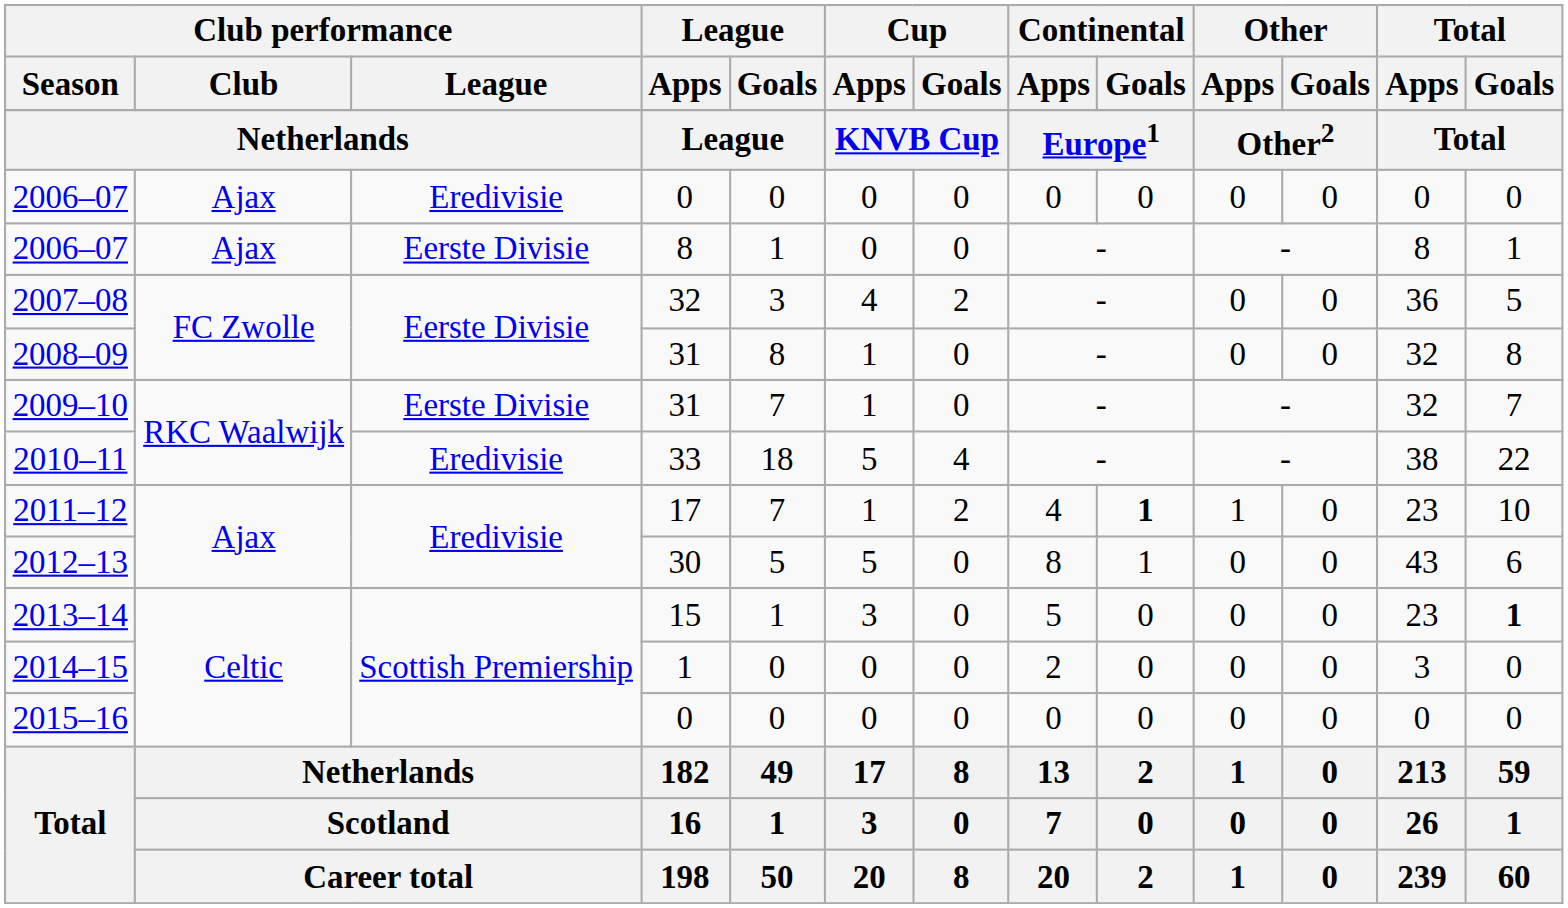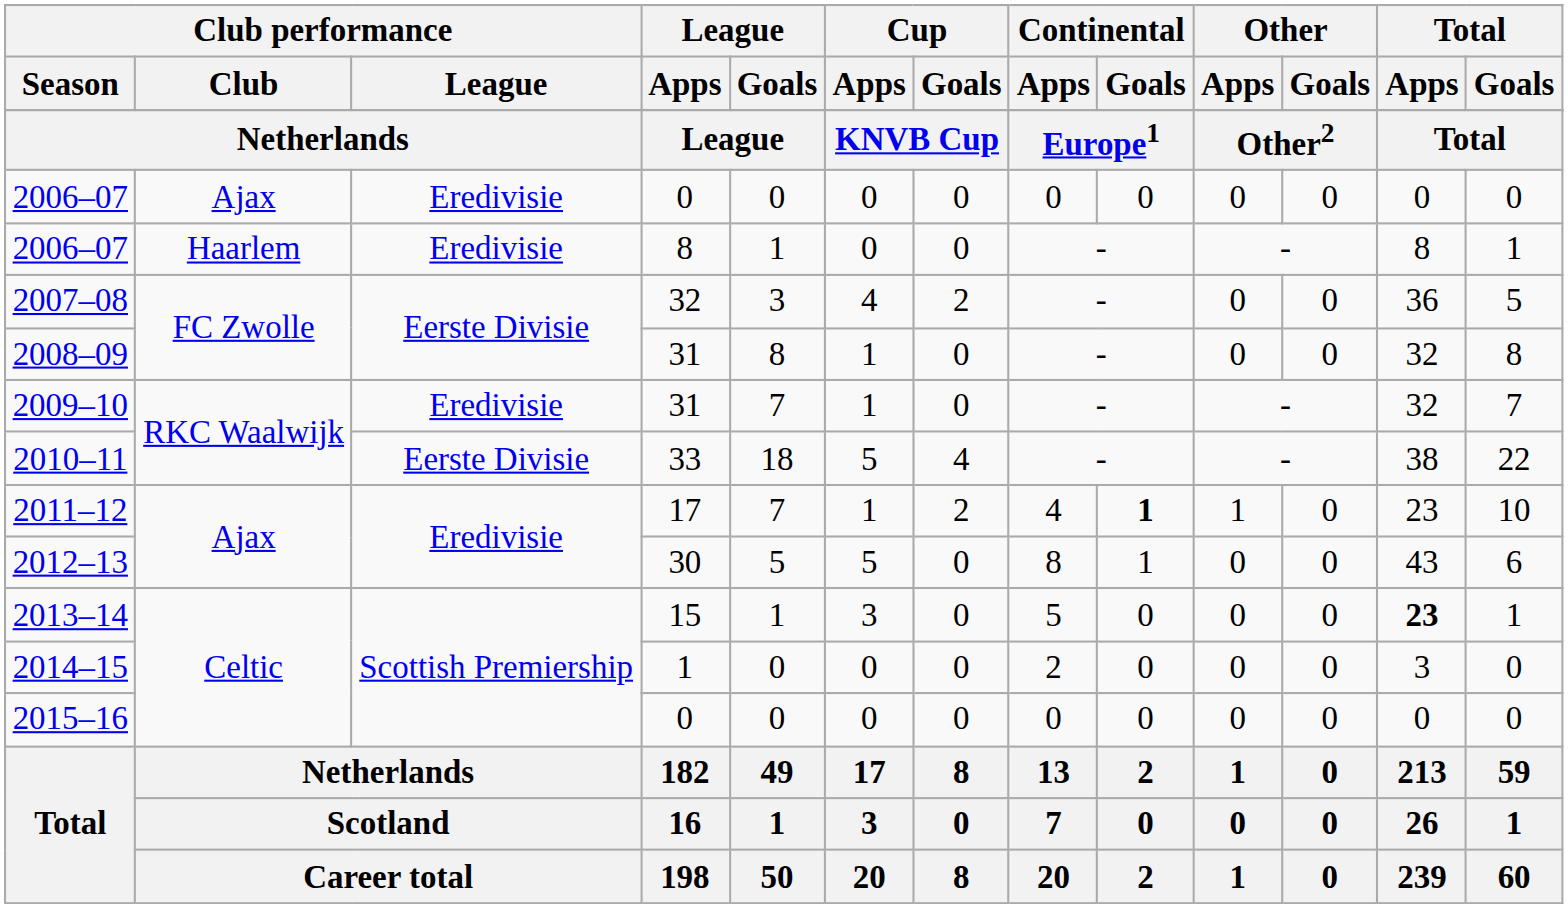(244, 248) Ajax -> (244, 248) Haarlem
(496, 248) Eerste Divisie -> (496, 248) Eredivisie
(496, 405) Eerste Divisie -> (496, 405) Eredivisie
(496, 457) Eredivisie -> (496, 457) Eerste Divisie
(1422, 614) normal -> (1422, 614) bold
(1514, 614) bold -> (1514, 614) normal
